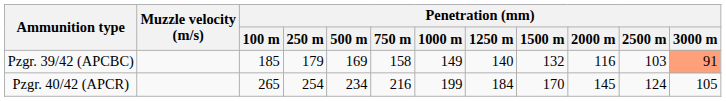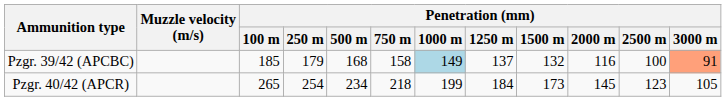(357, 61) 169 -> (357, 61) 168
(452, 61) no background -> (452, 61) lightblue background
(503, 61) 140 -> (503, 61) 137
(656, 61) 103 -> (656, 61) 100
(401, 84) 216 -> (401, 84) 218
(554, 84) 170 -> (554, 84) 173
(656, 84) 124 -> (656, 84) 123
